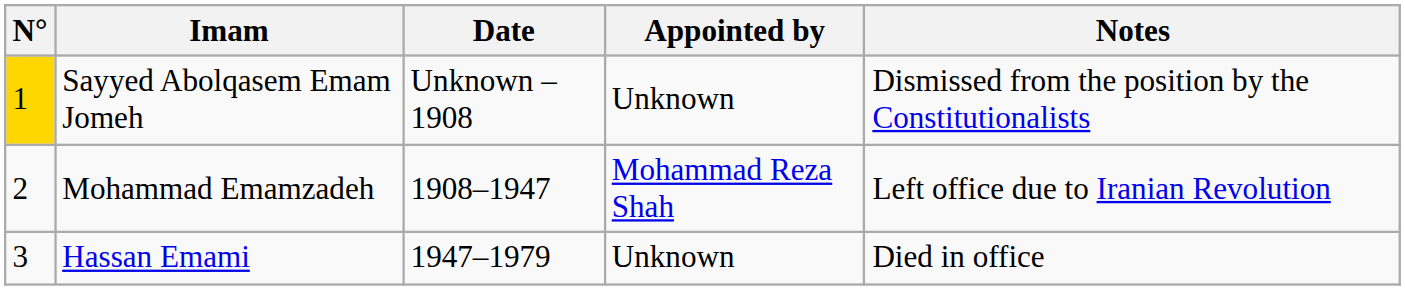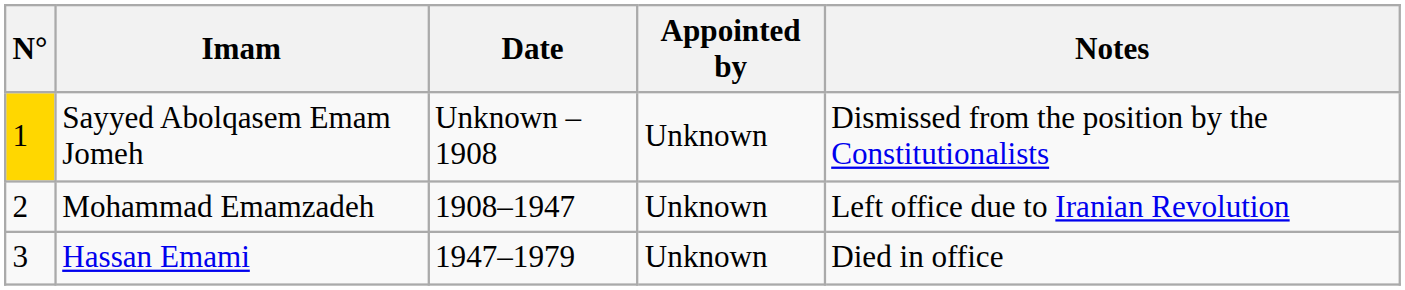(722, 187) Mohammad Reza Shah -> (706, 205) Unknown
